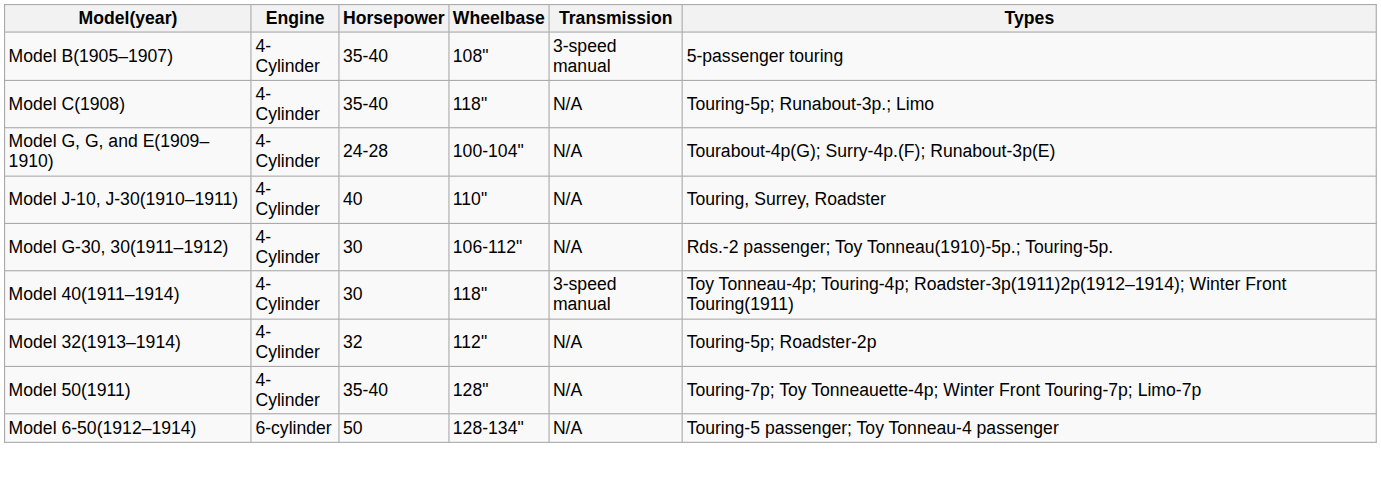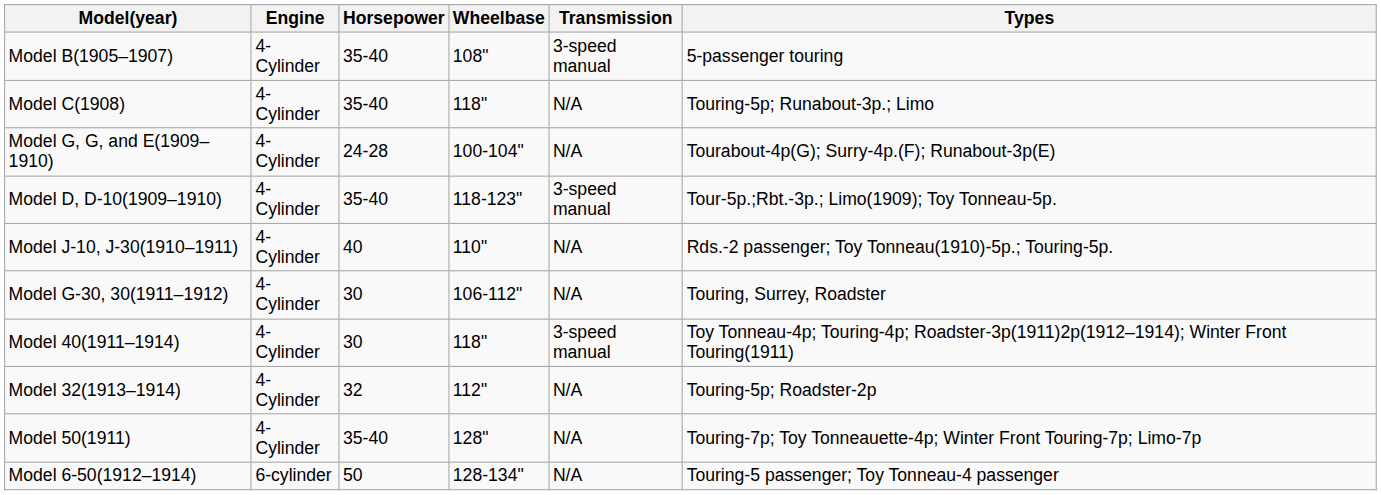+ row: (115, 199)
(786, 199) Touring, Surrey, Roadster -> (900, 247) Rds.-2 passenger; Toy Tonneau(1910)-5p.; Touring-5p.
(900, 247) Rds.-2 passenger; Toy Tonneau(1910)-5p.; Touring-5p. -> (786, 294) Touring, Surrey, Roadster
